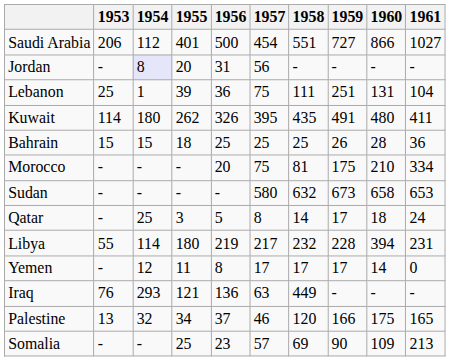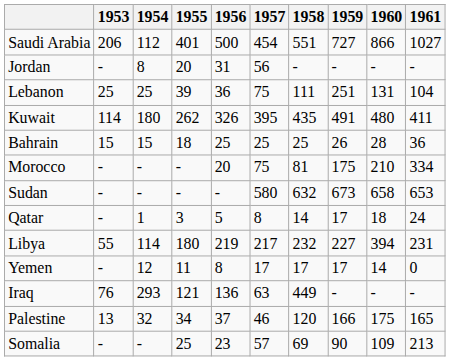(141, 67) lavender background -> (141, 67) no background
(141, 92) 1 -> (145, 92) 25
(145, 218) 25 -> (141, 218) 1
(343, 243) 228 -> (343, 243) 227
